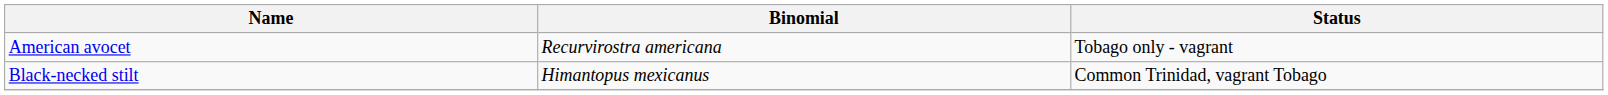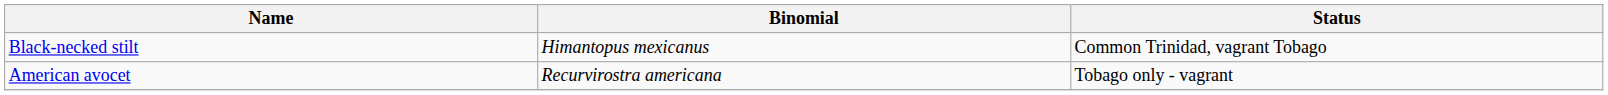rows swapped: (74, 75) <-> (70, 47)
